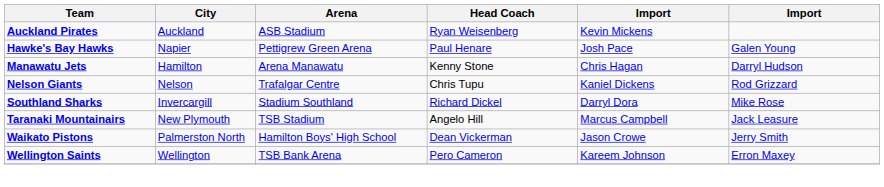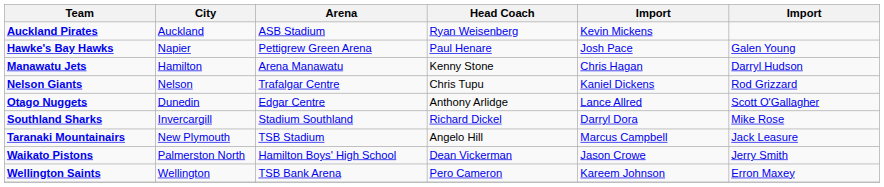+ row: (47, 102)
